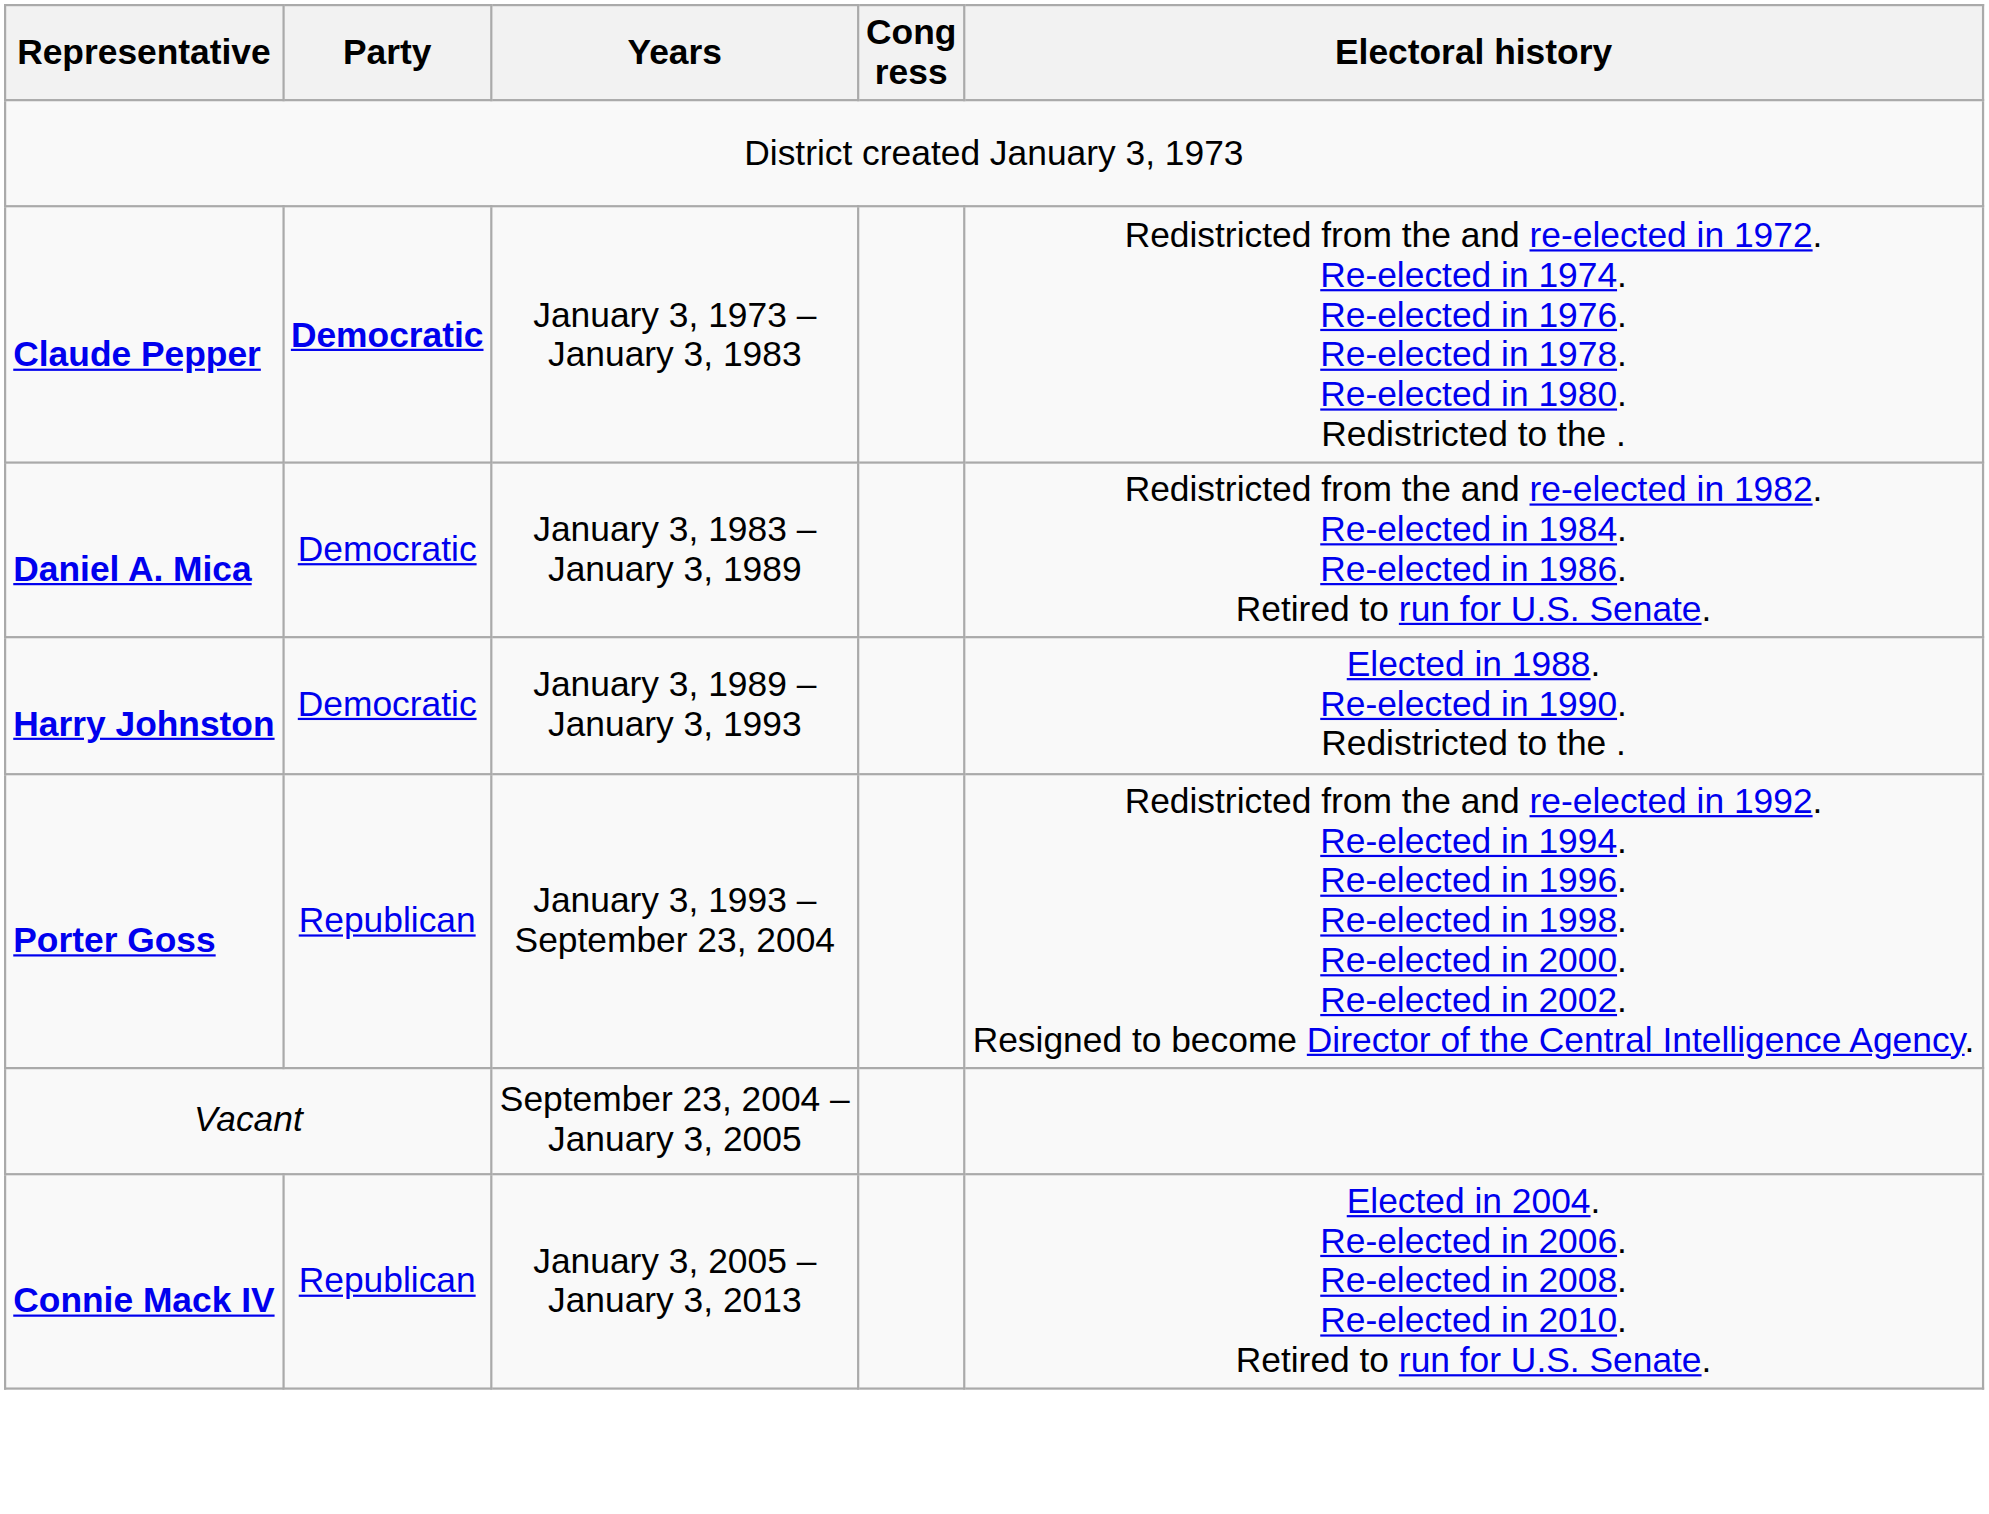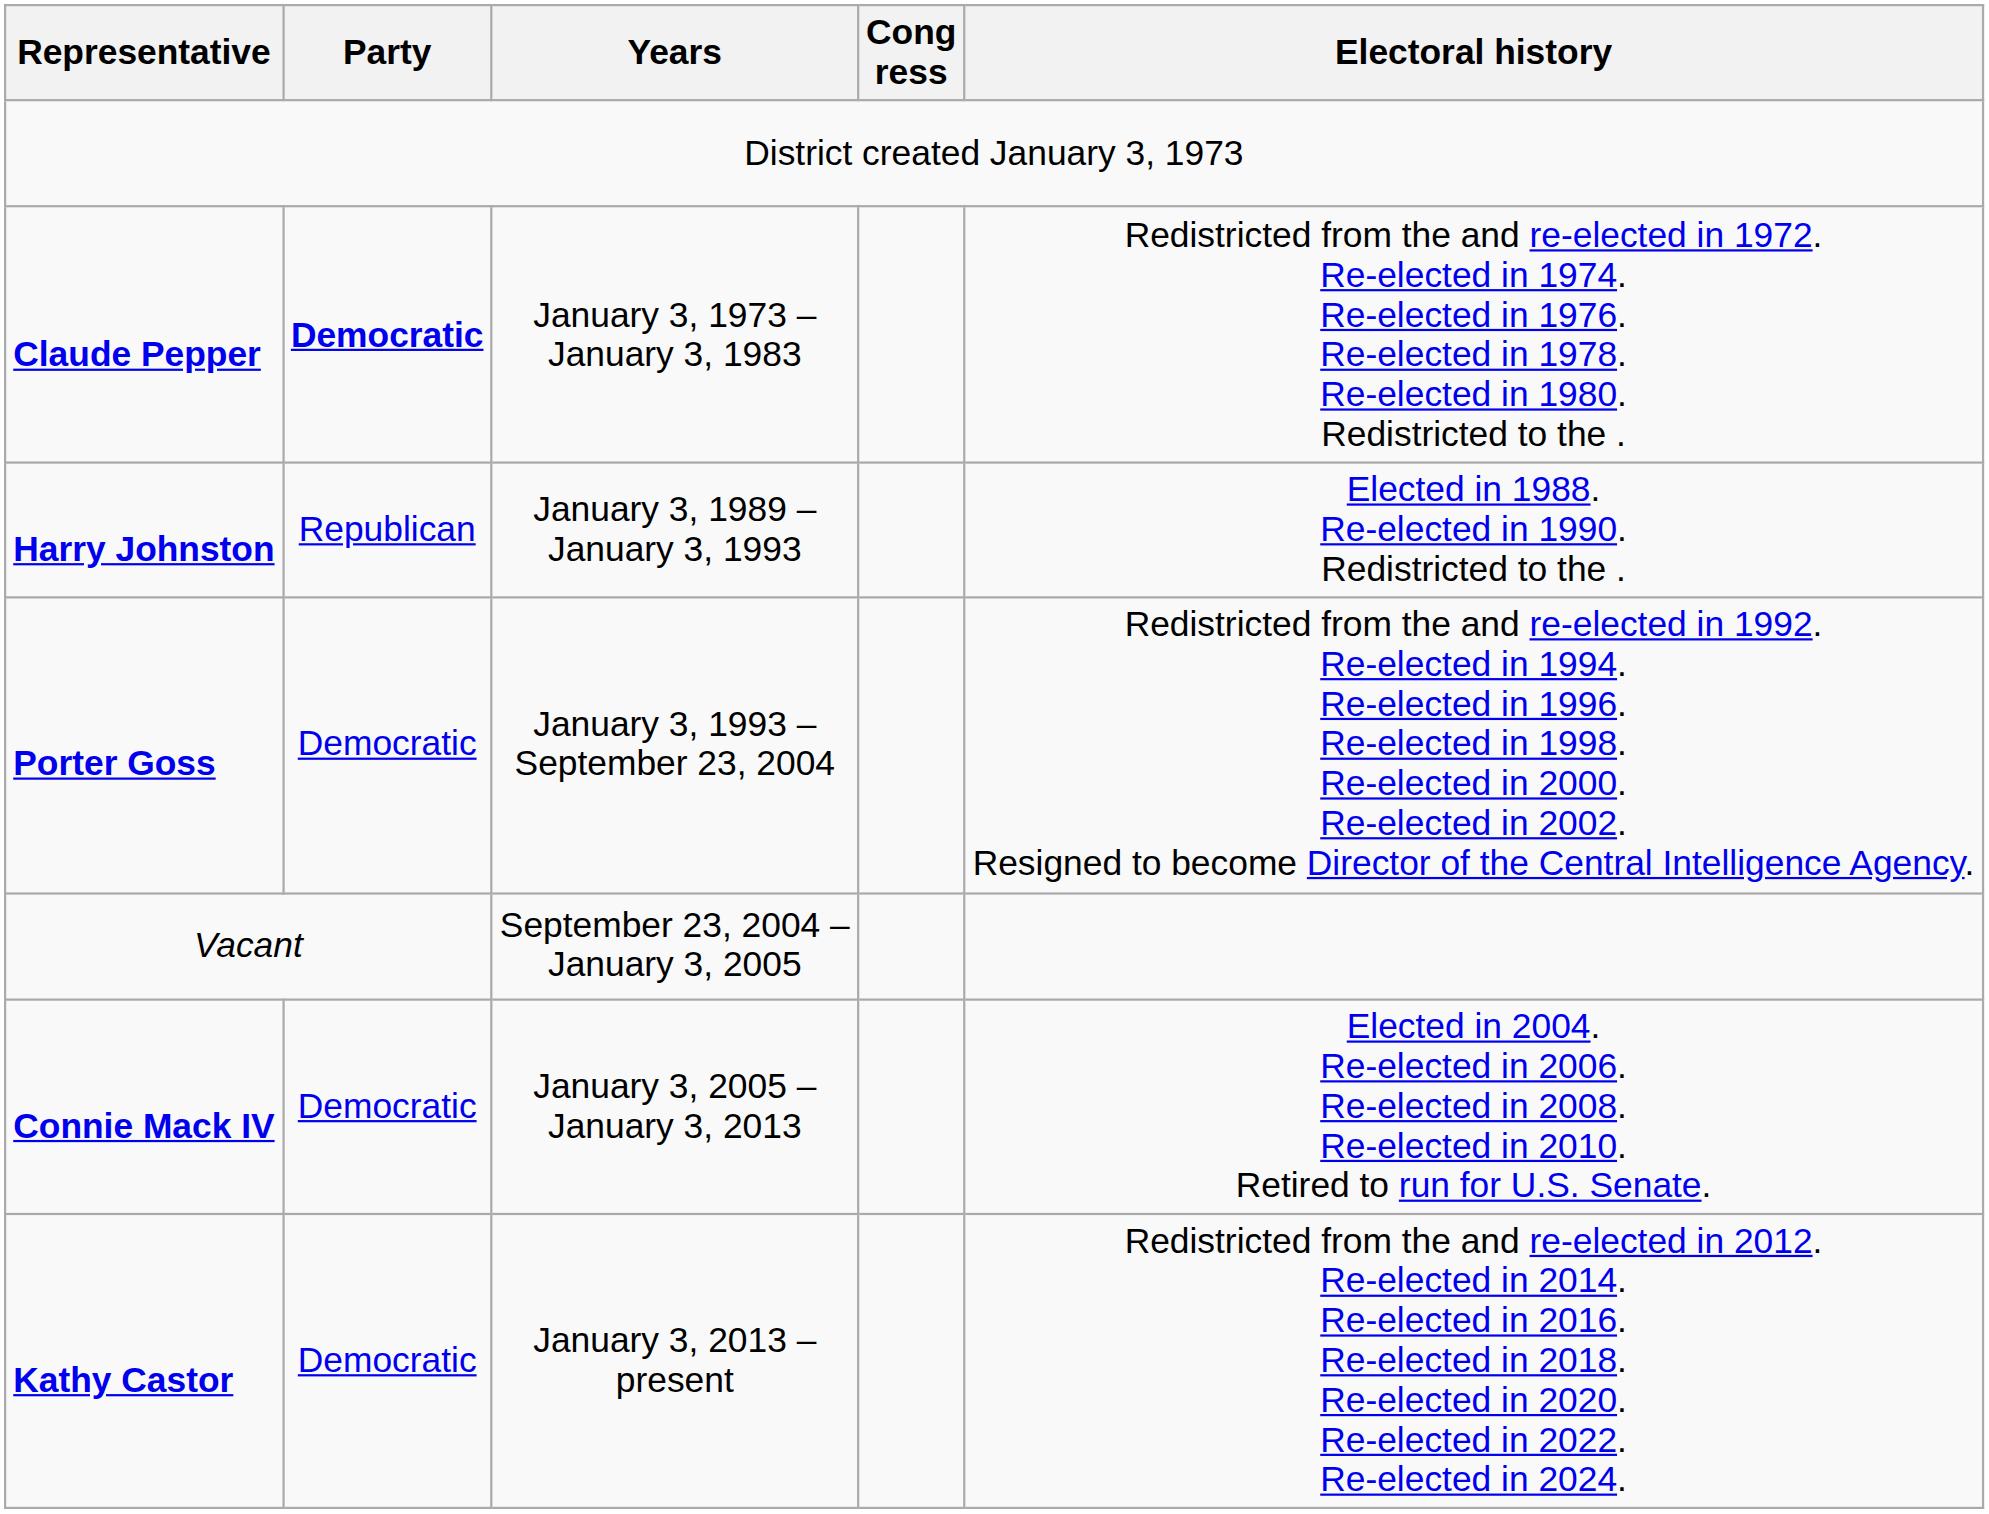- row: (132, 569)
(387, 704) Democratic -> (387, 529) Republican
(387, 919) Republican -> (387, 744) Democratic
(387, 1280) Republican -> (387, 1105) Democratic
+ row: (123, 1380)
